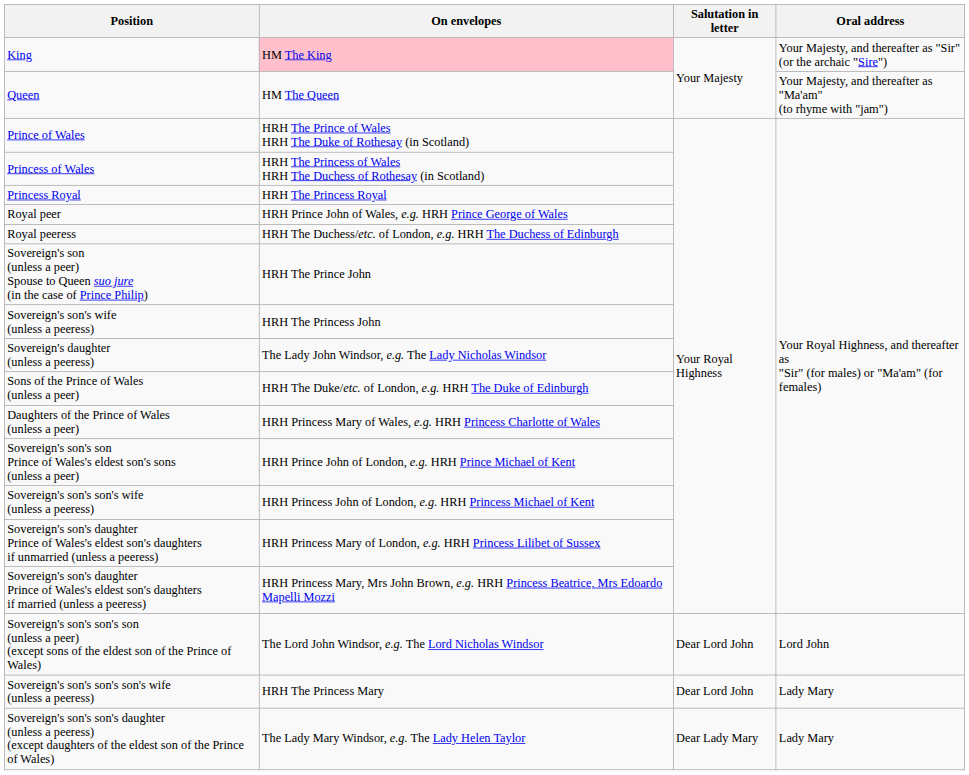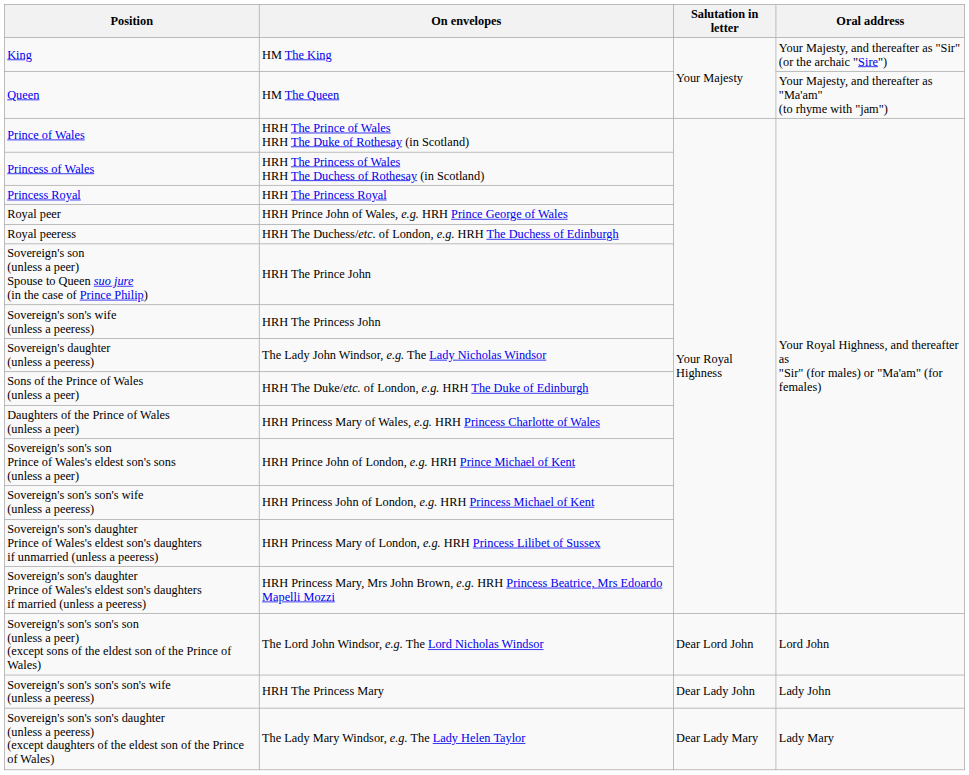(297, 54) pink background -> (297, 54) no background
(715, 691) Dear Lord John -> (715, 691) Dear Lady John
(806, 691) Lady Mary -> (805, 691) Lady John
